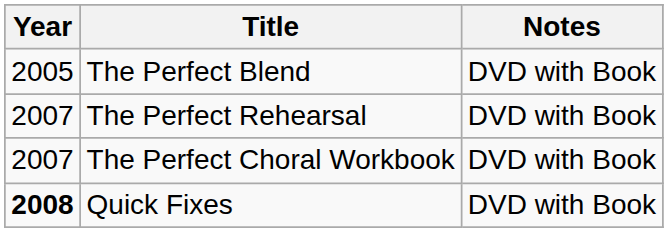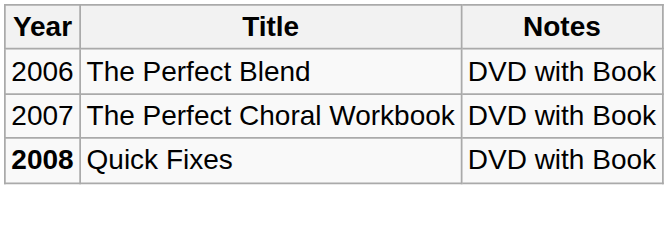(42, 71) 2005 -> (42, 71) 2006
- row: (227, 115)
